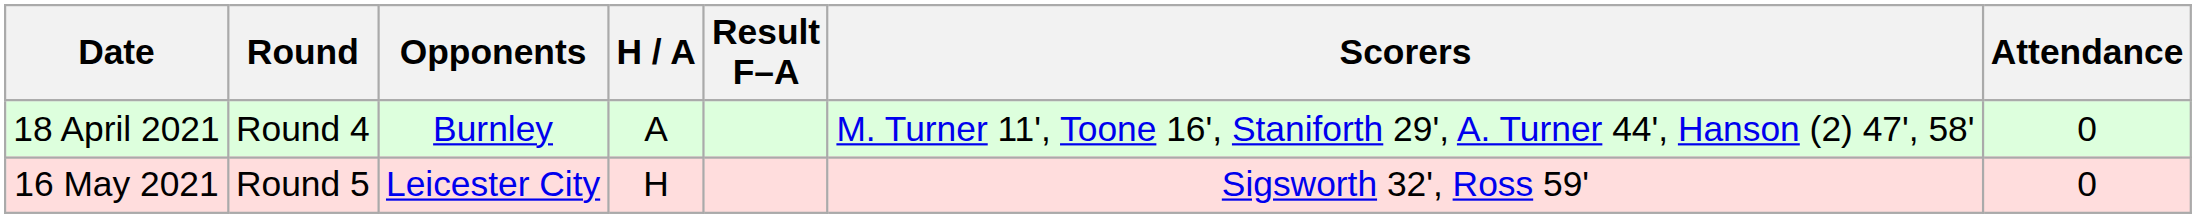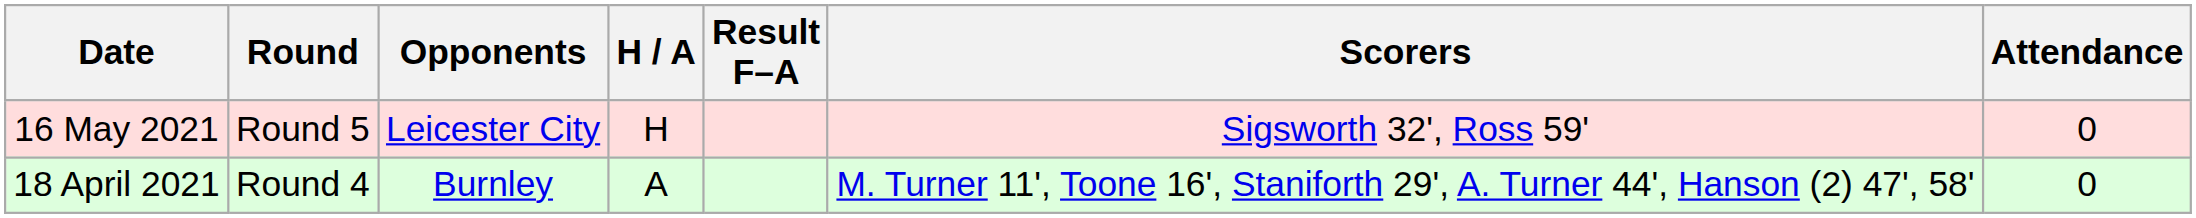rows swapped: (116, 128) <-> (116, 184)
